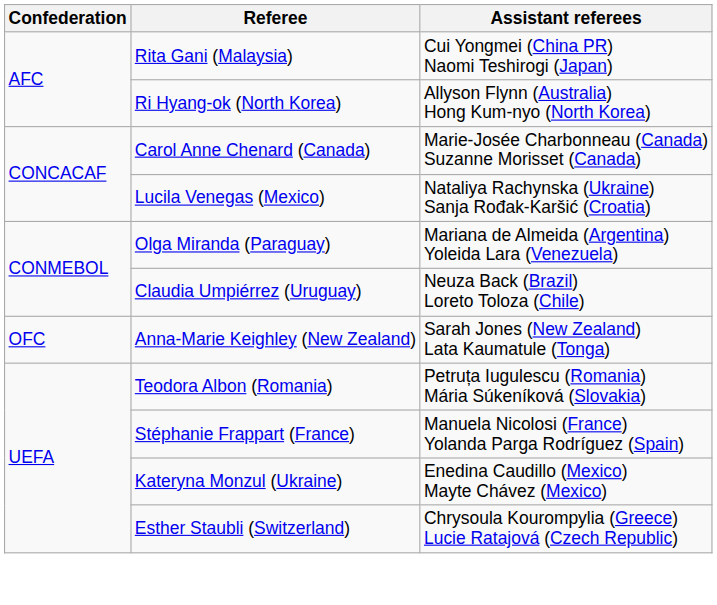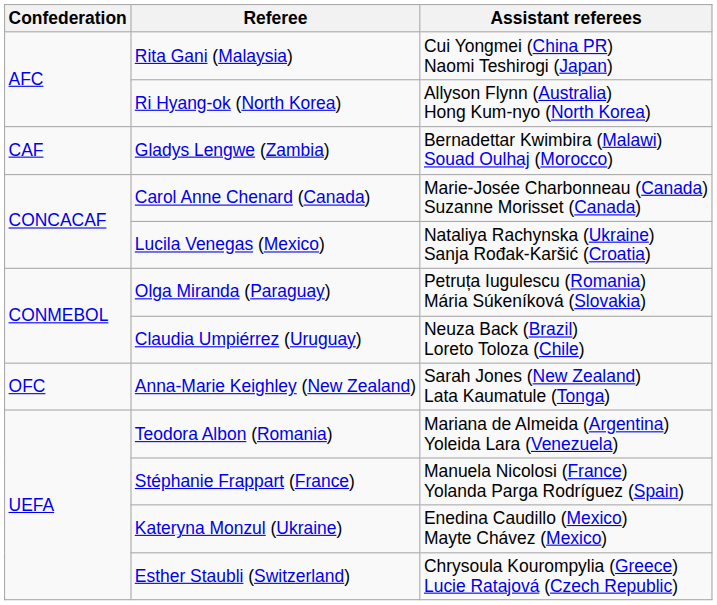+ row: (232, 150)
(547, 244) Mariana de Almeida (Argentina) Yoleida Lara (Venezuela) -> (535, 292) Petruța Iugulescu (Romania) Mária Súkeníková (Slovakia)
(535, 386) Petruța Iugulescu (Romania) Mária Súkeníková (Slovakia) -> (547, 434) Mariana de Almeida (Argentina) Yoleida Lara (Venezuela)
